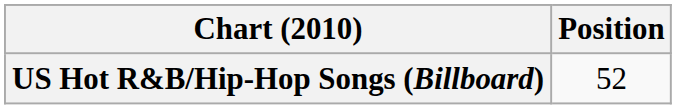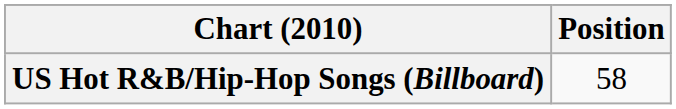(611, 77) 52 -> (611, 77) 58
